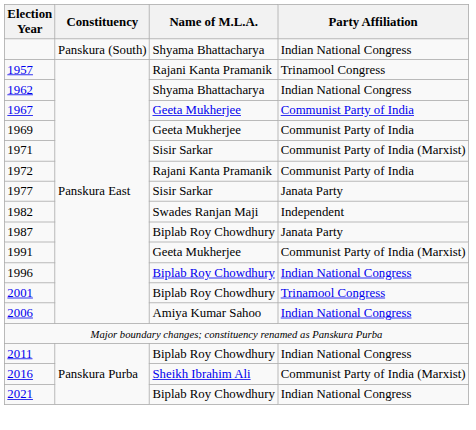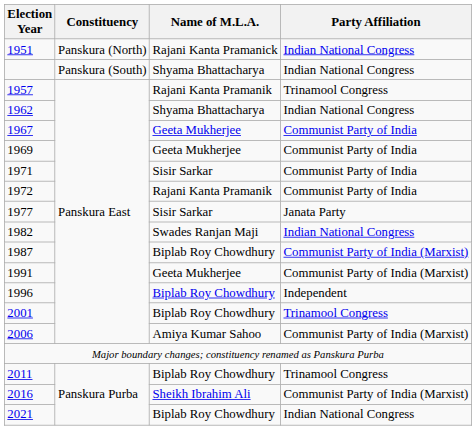+ row: (20, 49)
(373, 150) Communist Party of India (Marxist) -> (350, 171) Communist Party of India
(312, 211) Independent -> (349, 232) Indian National Congress
(312, 232) Janata Party -> (376, 252) Communist Party of India (Marxist)
(346, 272) Indian National Congress -> (315, 292) Independent
(346, 313) Indian National Congress -> (376, 333) Communist Party of India (Marxist)
(346, 353) Indian National Congress -> (336, 374) Trinamool Congress
